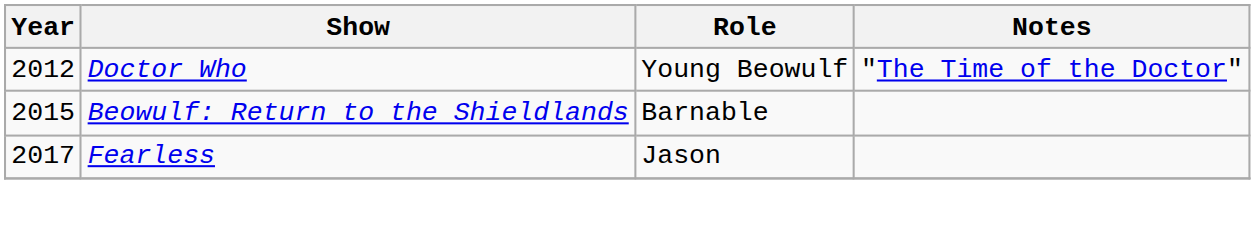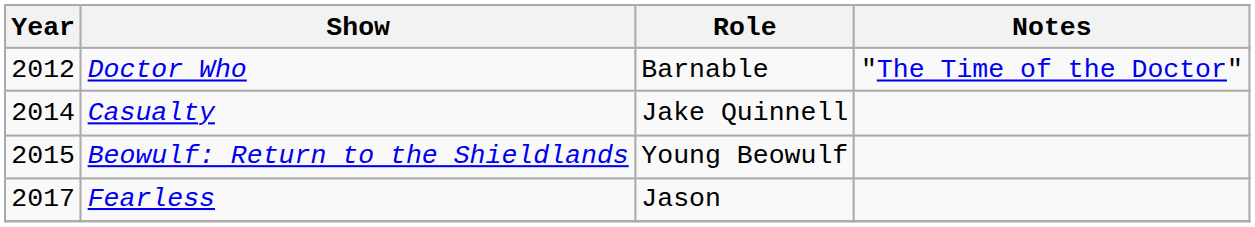(745, 70) Young Beowulf -> (705, 70) Barnable
+ row: (151, 113)
(705, 113) Barnable -> (745, 156) Young Beowulf
